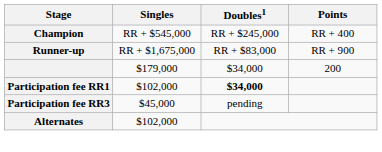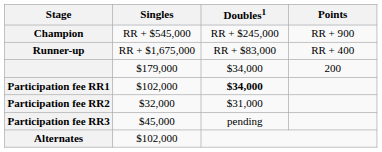(333, 33) RR + 400 -> (333, 33) RR + 900
(333, 51) RR + 900 -> (333, 51) RR + 400
+ row: (59, 103)
